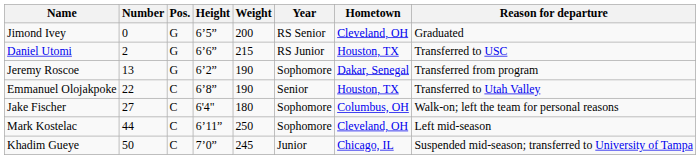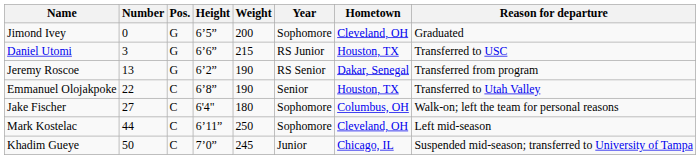(301, 32) RS Senior -> (304, 32) Sophomore
(125, 51) 2 -> (125, 51) 3
(304, 70) Sophomore -> (301, 70) RS Senior
